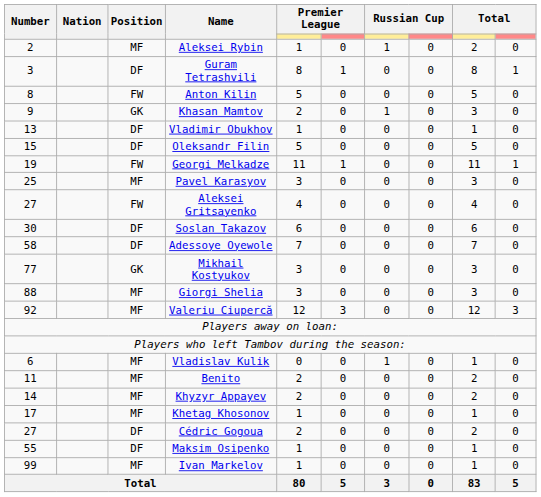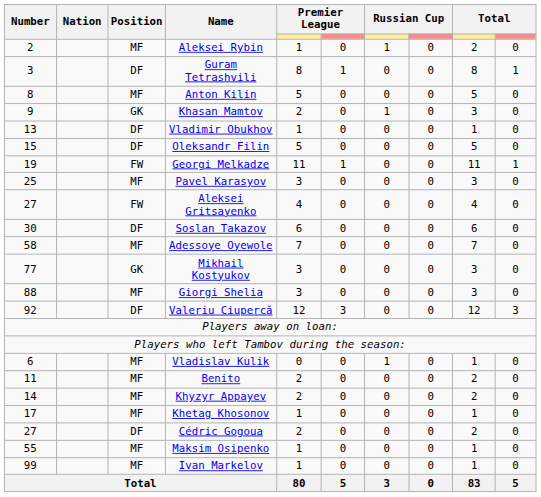(137, 95) FW -> (137, 95) MF
(137, 246) DF -> (137, 246) MF
(137, 310) MF -> (137, 310) DF
(137, 449) DF -> (137, 449) MF
